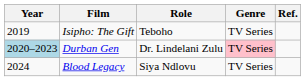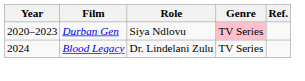- row: (98, 31)
(32, 48) lightblue background -> (32, 31) no background
(181, 48) Dr. Lindelani Zulu -> (158, 31) Siya Ndlovu
(167, 66) Siya Ndlovu -> (171, 48) Dr. Lindelani Zulu
